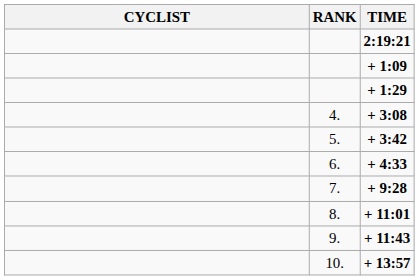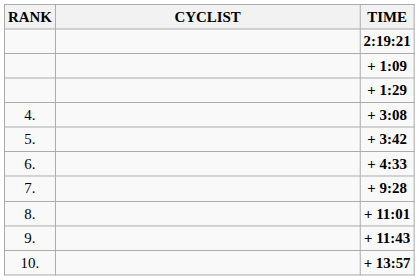columns swapped: (335, 16) <-> (157, 16)
